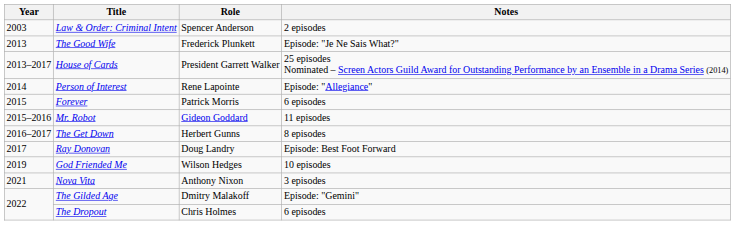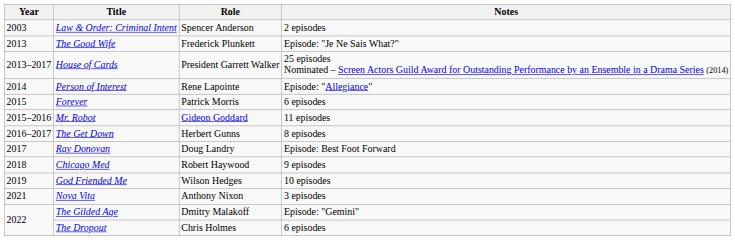+ row: (83, 165)
